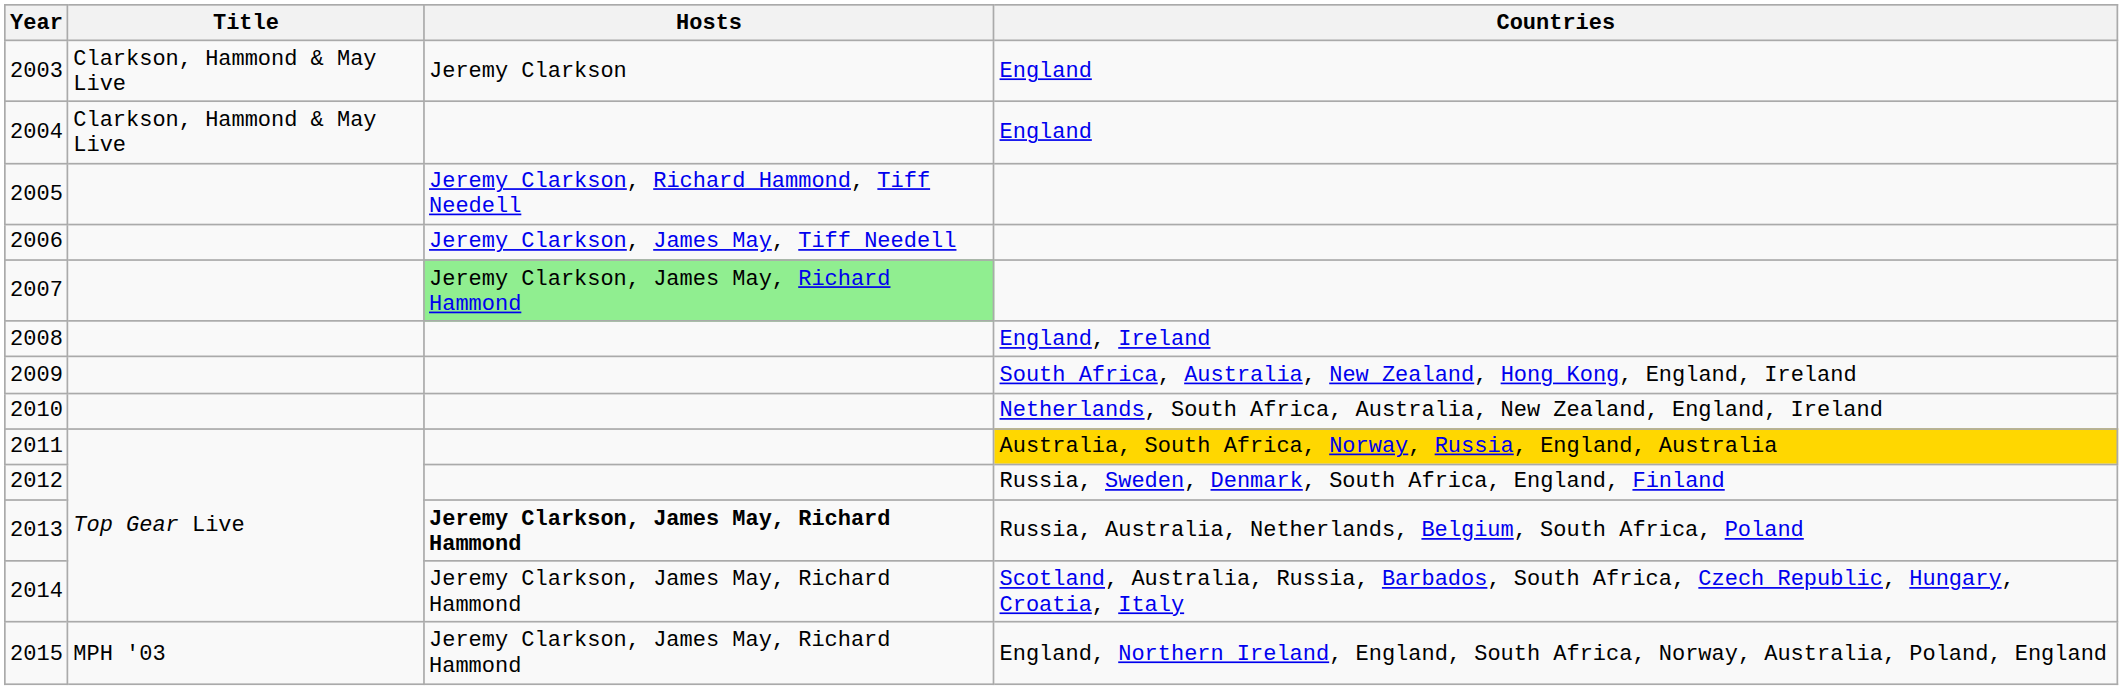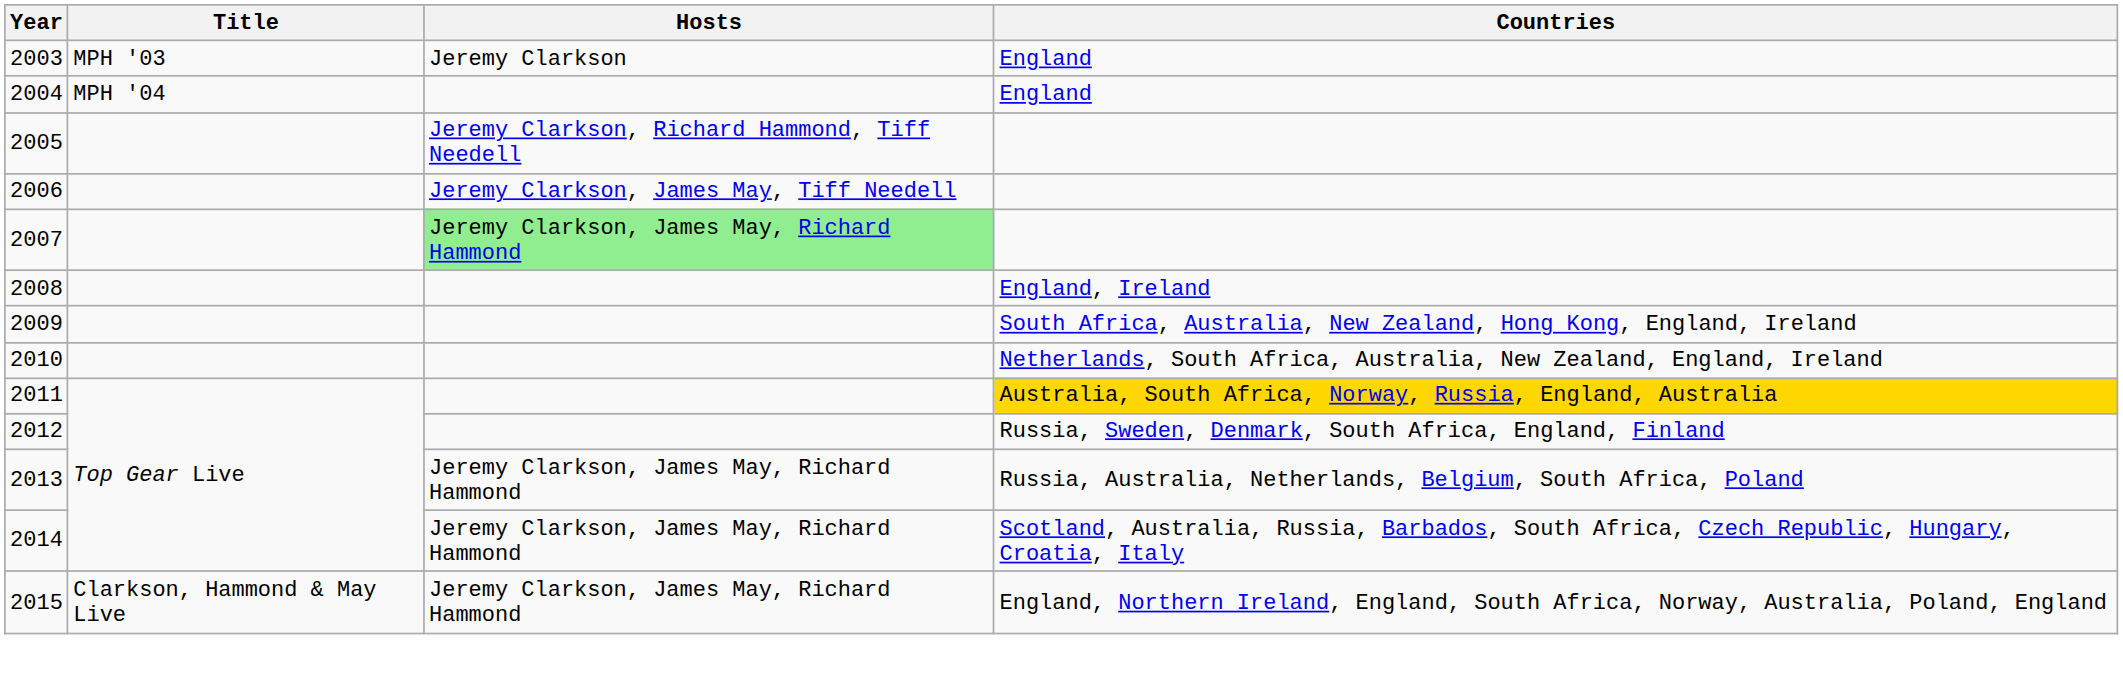(225, 71) Clarkson, Hammond & May Live -> (119, 59) MPH '03
(225, 132) Clarkson, Hammond & May Live -> (119, 94) MPH '04
(660, 531) bold -> (660, 480) normal
(119, 653) MPH '03 -> (225, 602) Clarkson, Hammond & May Live
